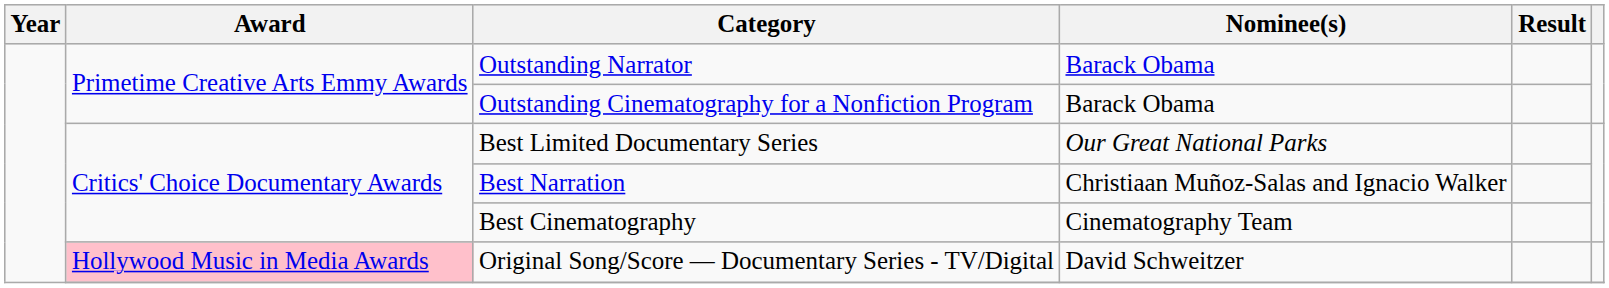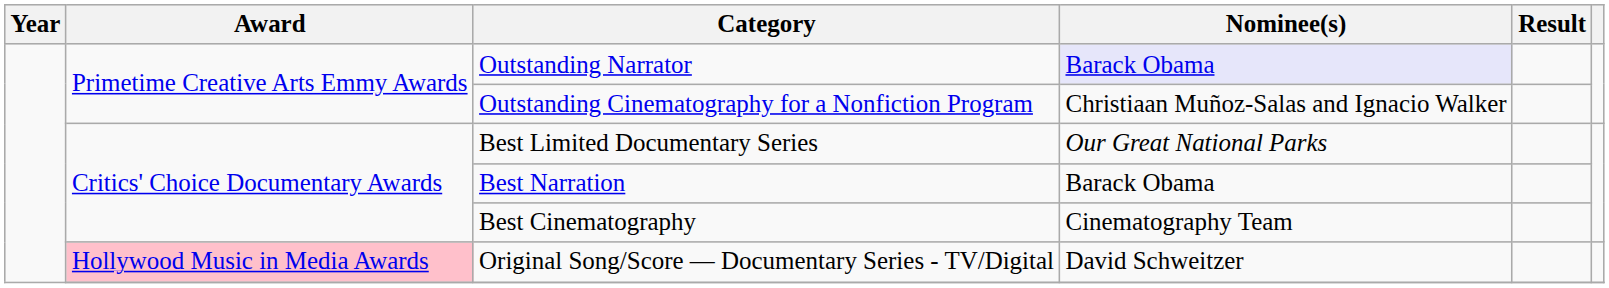(1140, 63) no background -> (1140, 63) lavender background
(1140, 103) Barack Obama -> (1286, 103) Christiaan Muñoz-Salas and Ignacio Walker
(1286, 182) Christiaan Muñoz-Salas and Ignacio Walker -> (1140, 182) Barack Obama
